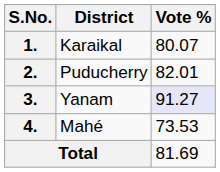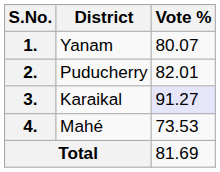(91, 45) Karaikal -> (87, 45) Yanam
(87, 99) Yanam -> (91, 99) Karaikal
